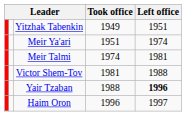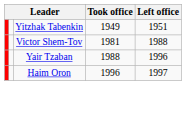- row: (49, 42)
- row: (49, 57)
(158, 88) bold -> (158, 57) normal
